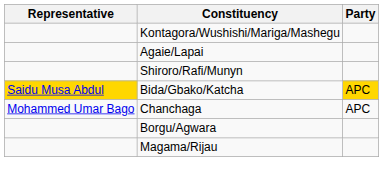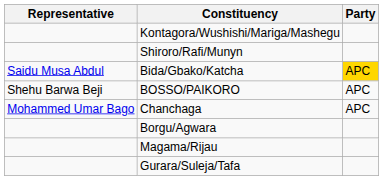- row: (172, 52)
(56, 90) gold background -> (56, 71) no background
+ row: (190, 90)
+ row: (190, 166)
